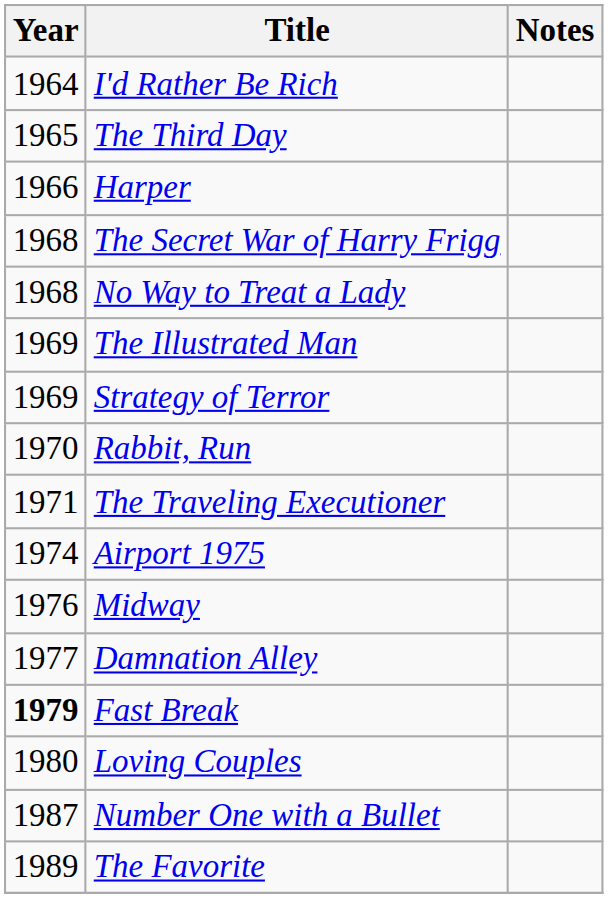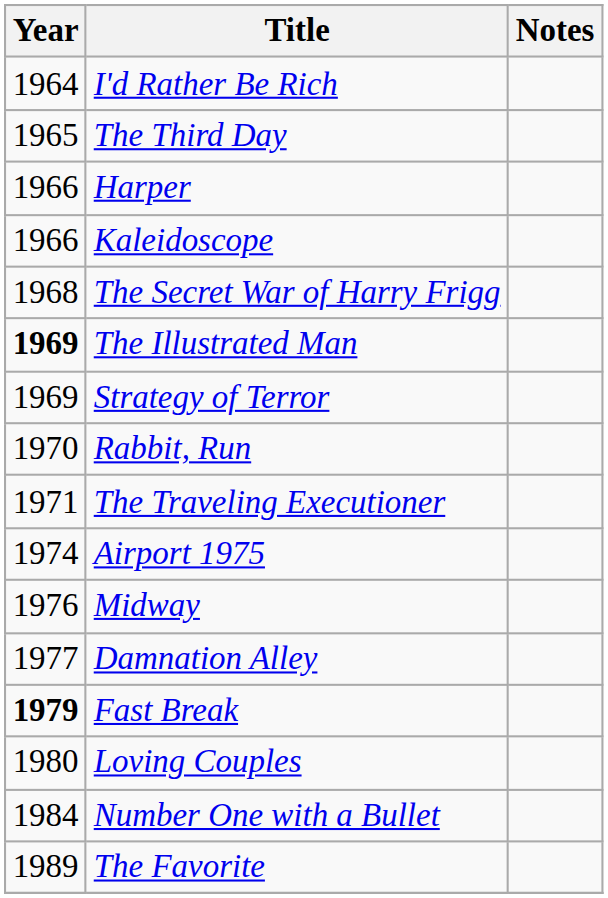+ row: (183, 239)
- row: (250, 291)
(46, 344) normal -> (46, 344) bold
(46, 814) 1987 -> (46, 814) 1984
